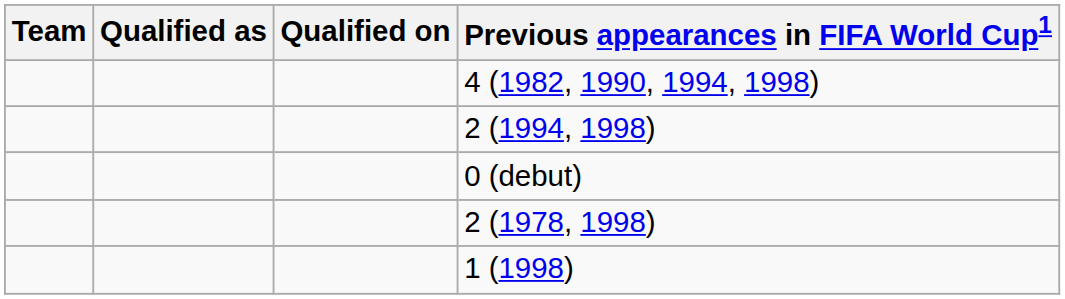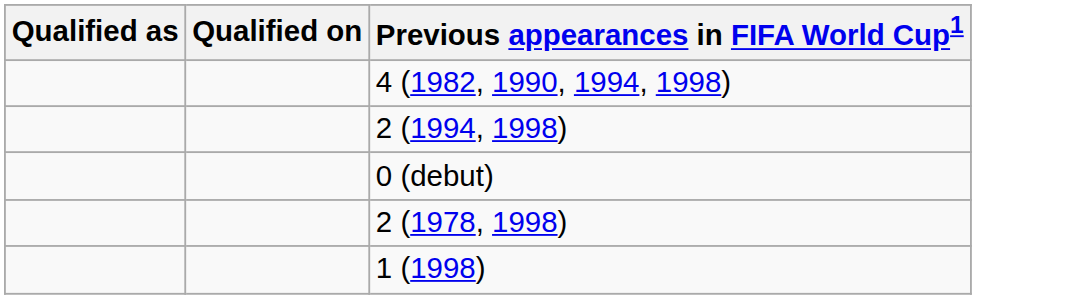- column: (49, 31)
